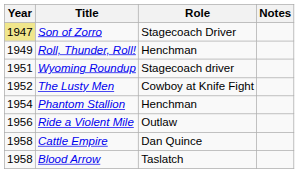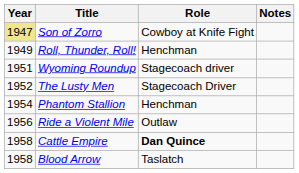(189, 31) Stagecoach Driver -> (198, 31) Cowboy at Knife Fight
(198, 86) Cowboy at Knife Fight -> (189, 86) Stagecoach Driver
(172, 141) normal -> (173, 141) bold
